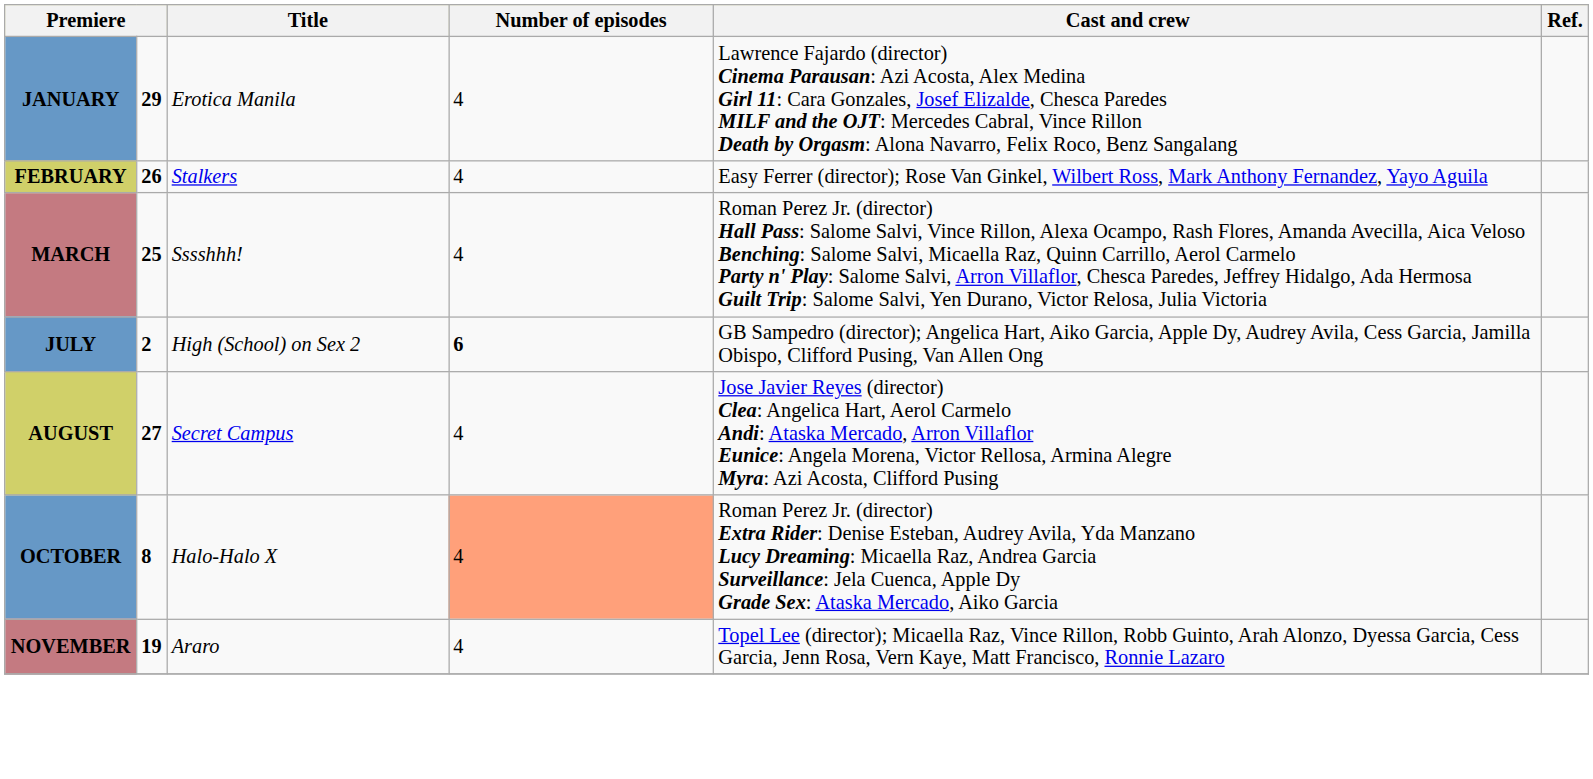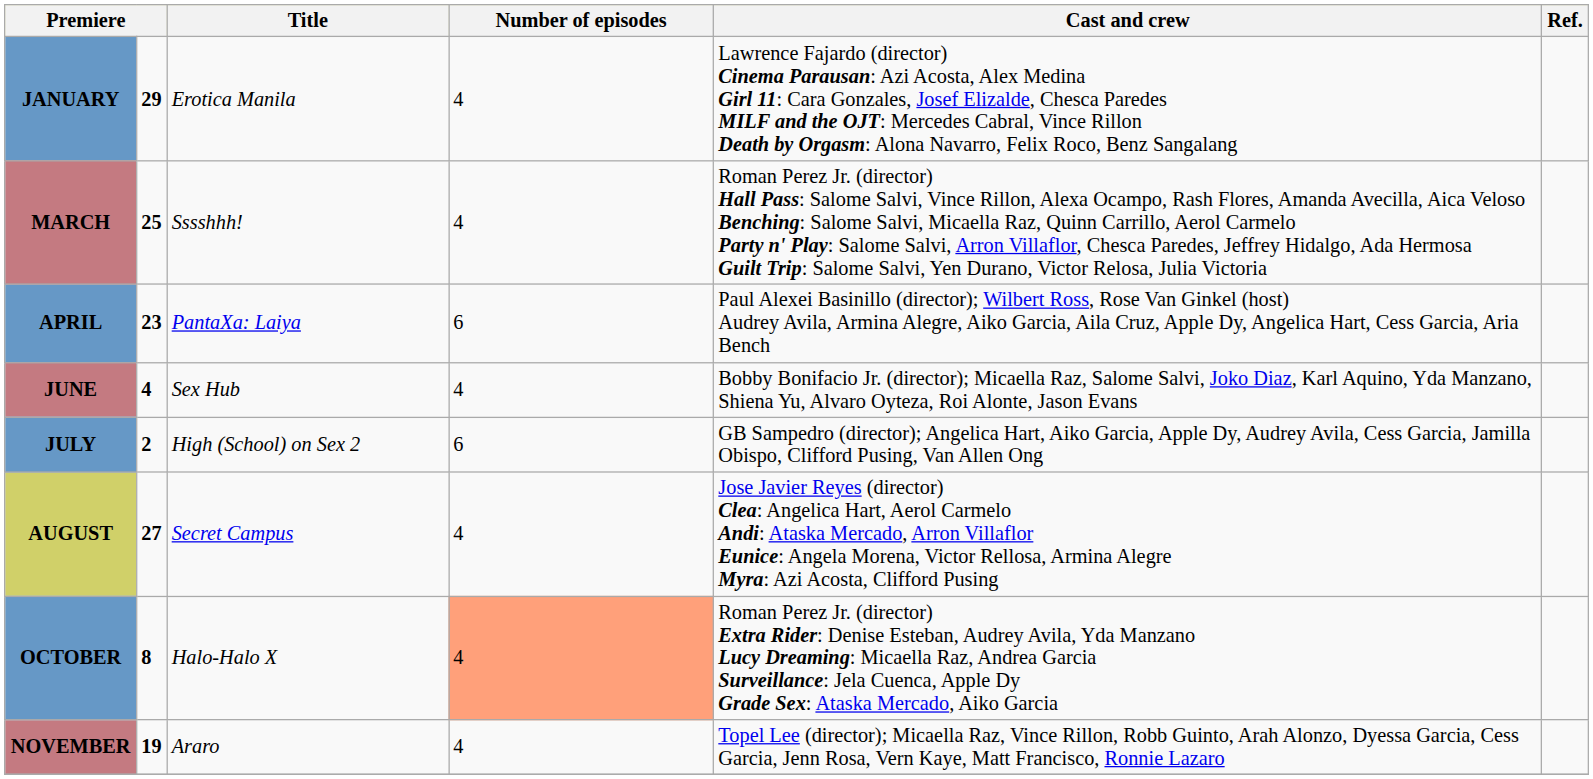- row: (71, 176)
+ row: (71, 323)
+ row: (71, 389)
(458, 343) bold -> (458, 444) normal
